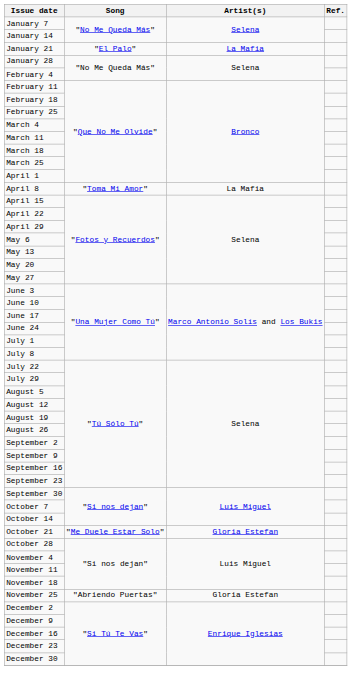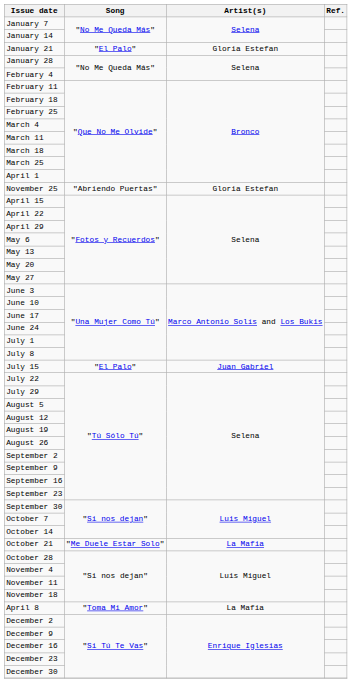(245, 49) La Mafia -> (245, 49) Gloria Estefan
rows swapped: (23, 189) <-> (32, 595)
+ row: (23, 367)
(245, 532) Gloria Estefan -> (245, 545) La Mafia
